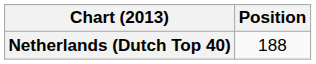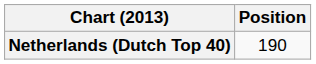(272, 45) 188 -> (272, 45) 190
